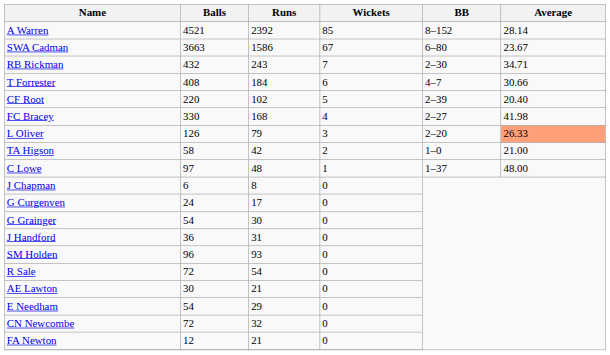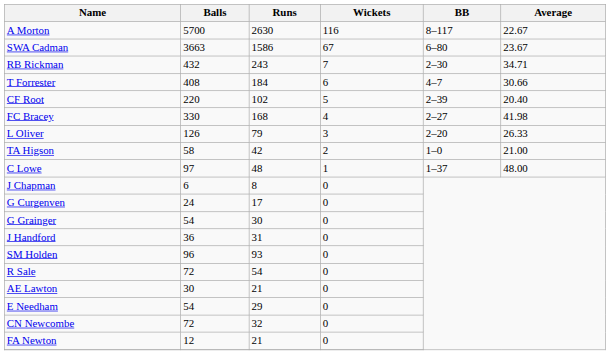+ row: (28, 30)
- row: (28, 30)
(516, 133) lightsalmon background -> (516, 133) no background
